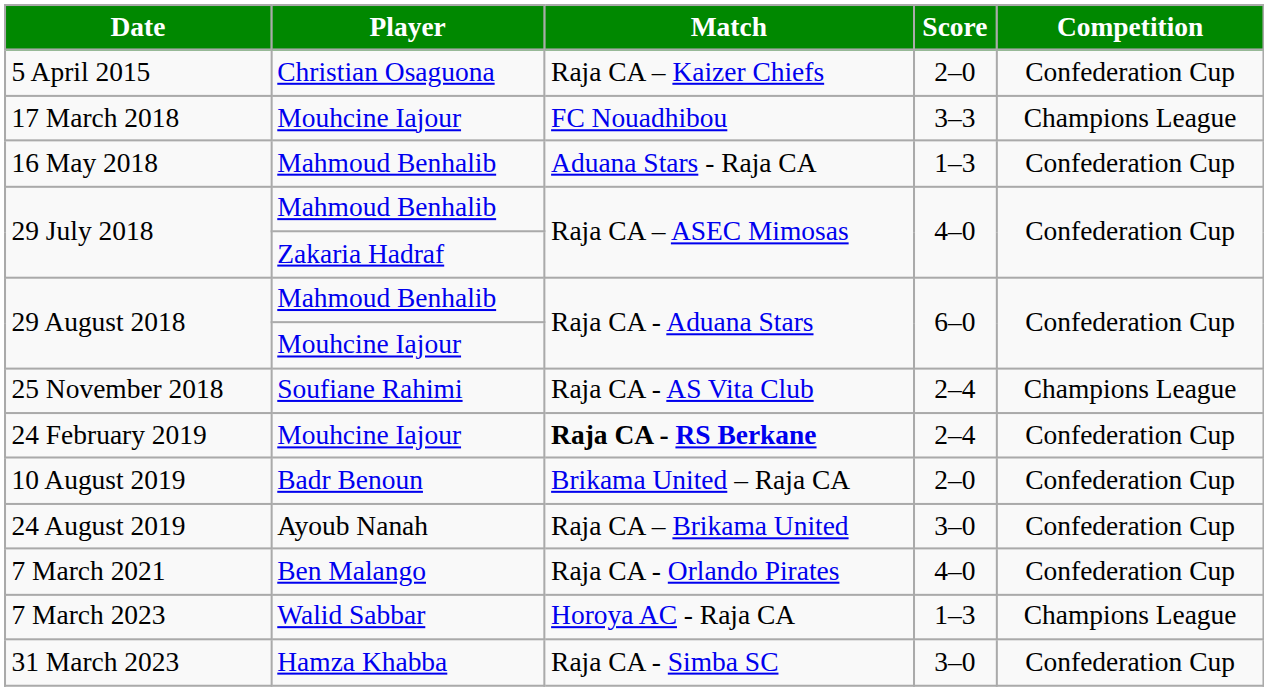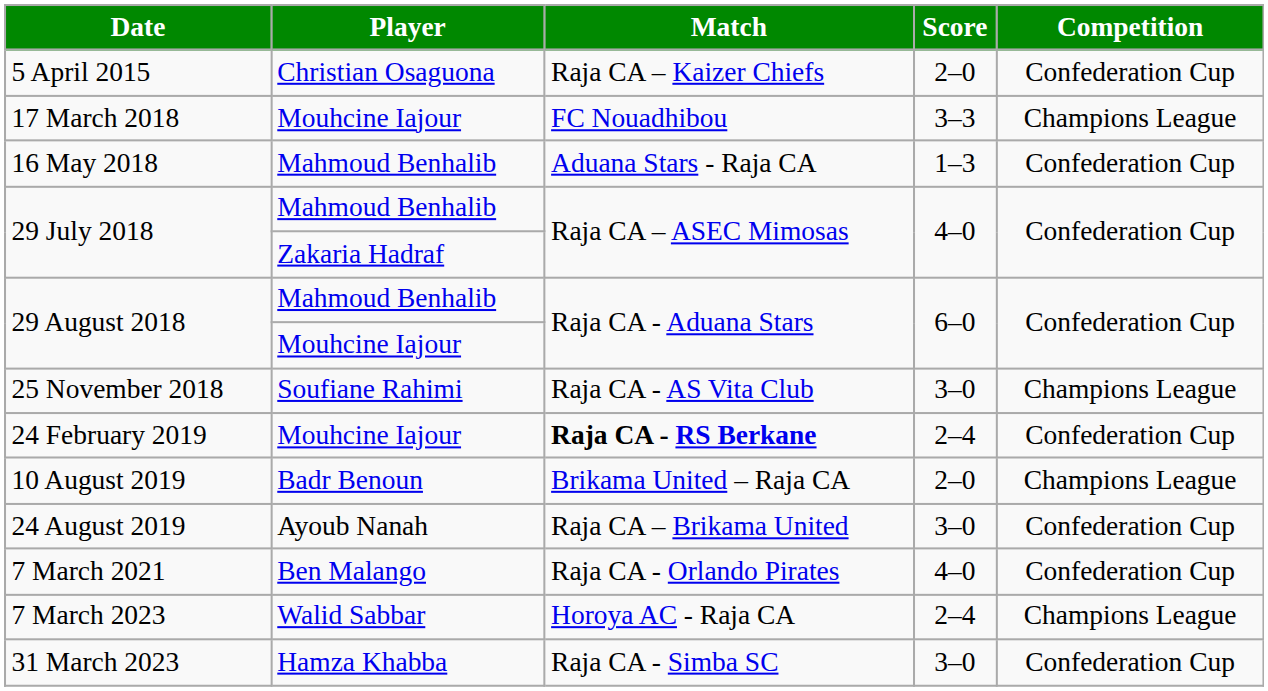(955, 389) 2–4 -> (955, 389) 3–0
(1130, 479) Confederation Cup -> (1130, 479) Champions League
(955, 615) 1–3 -> (955, 615) 2–4
